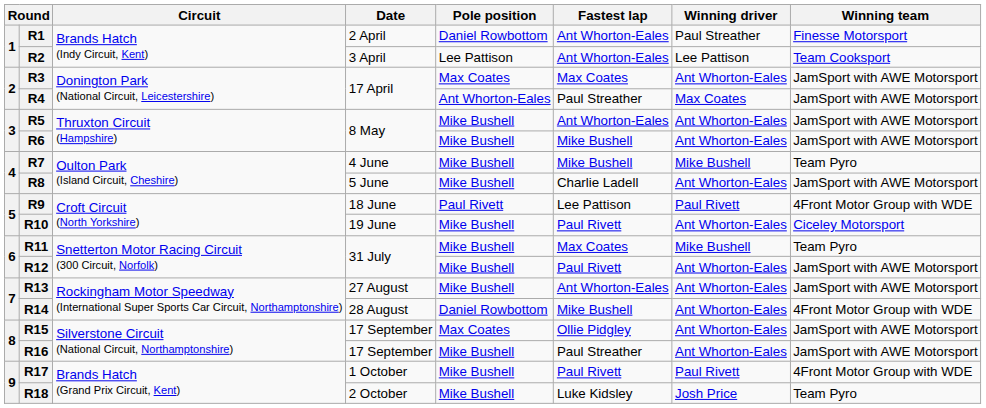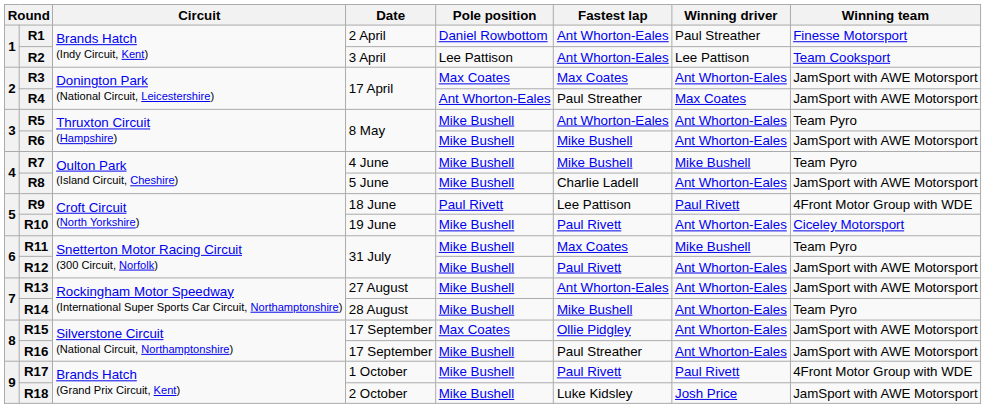(885, 120) JamSport with AWE Motorsport -> (825, 120) Team Pyro
(493, 309) Daniel Rowbottom -> (477, 309) Mike Bushell
(883, 309) 4Front Motor Group with WDE -> (825, 309) Team Pyro
(825, 393) Team Pyro -> (885, 393) JamSport with AWE Motorsport
